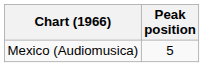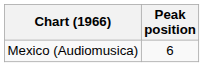(170, 51) 5 -> (170, 51) 6
